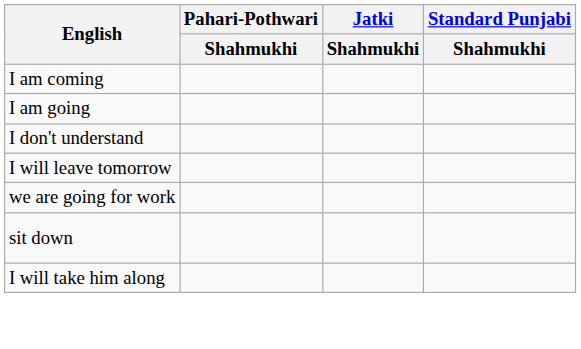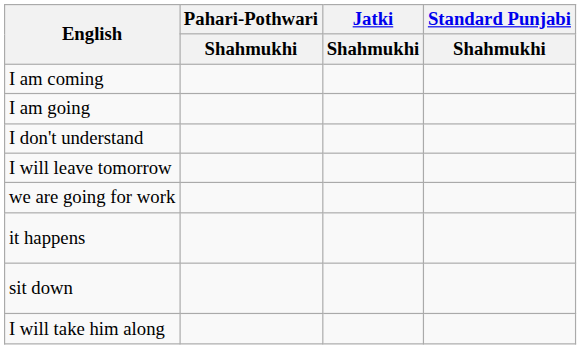+ row: (47, 237)
